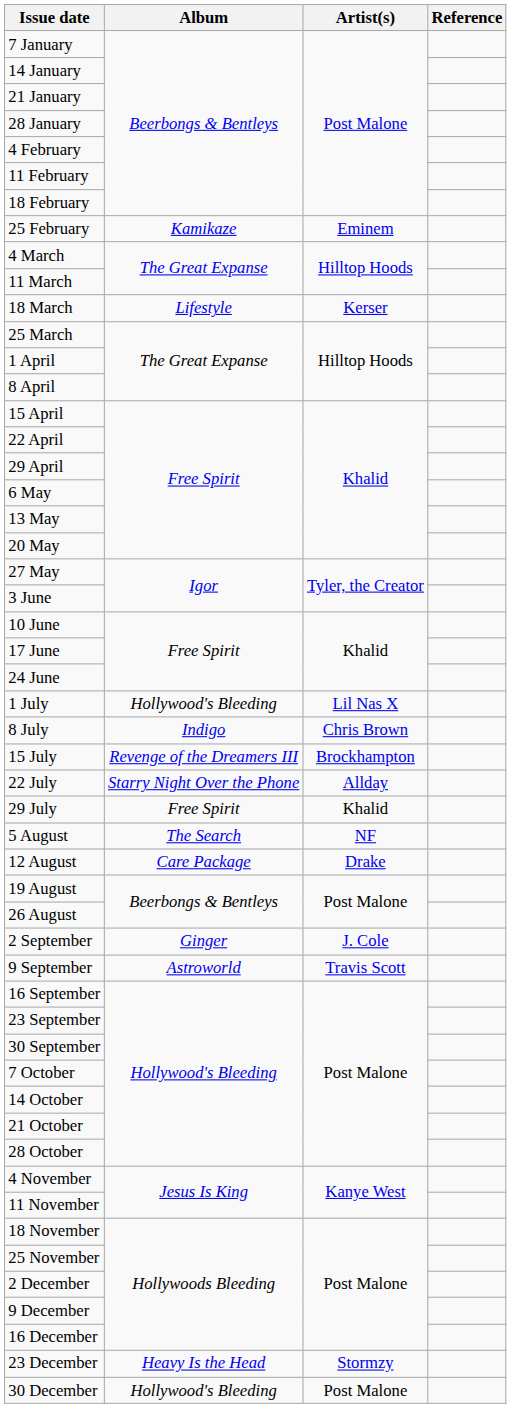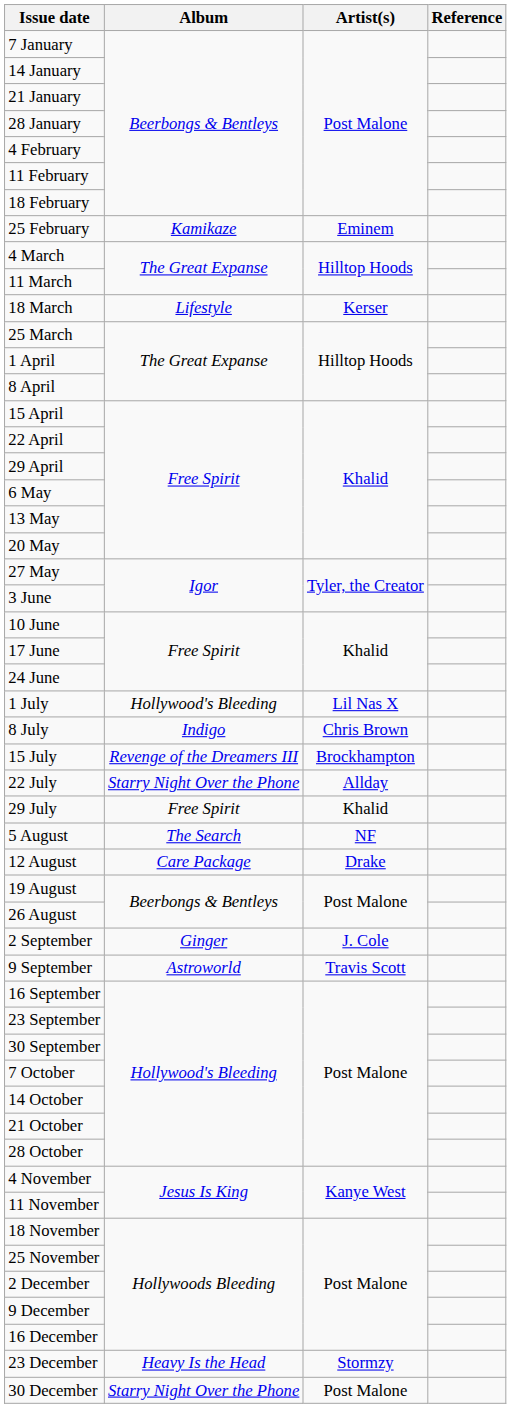(204, 1389) Hollywood's Bleeding -> (204, 1389) Starry Night Over the Phone
